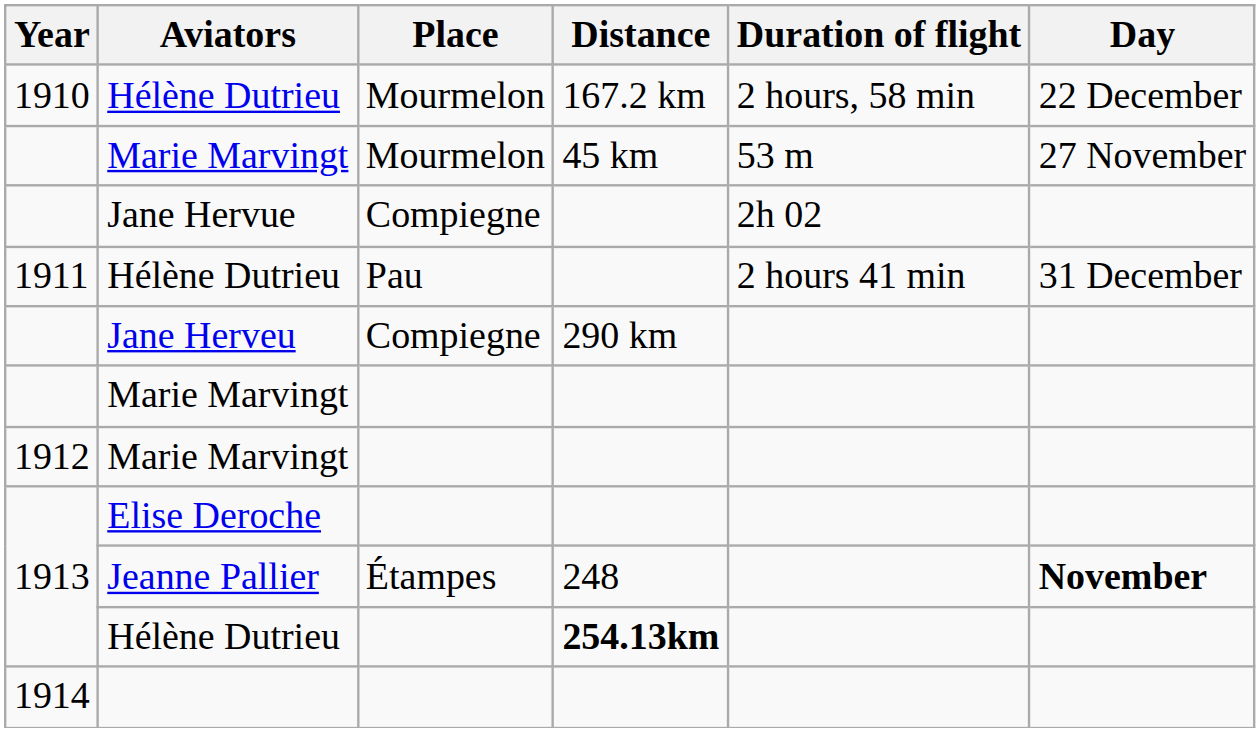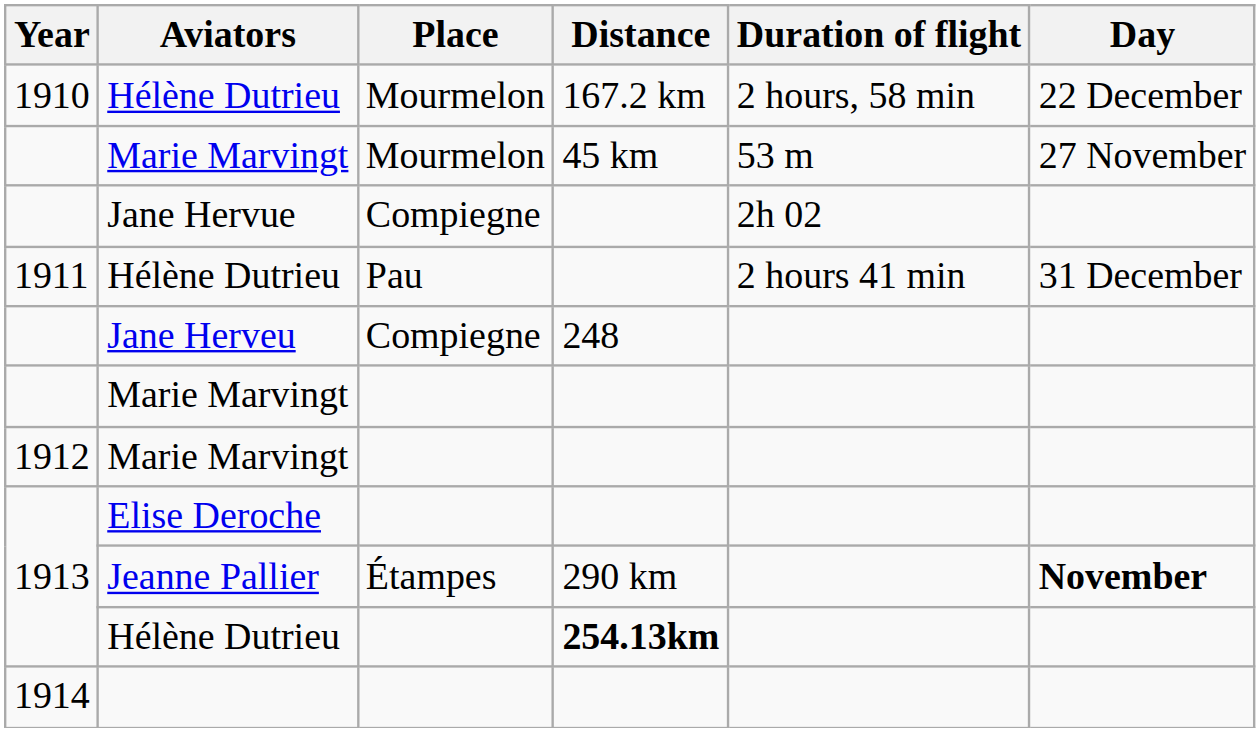(620, 335) 290 km -> (591, 335) 248
(591, 575) 248 -> (620, 575) 290 km
